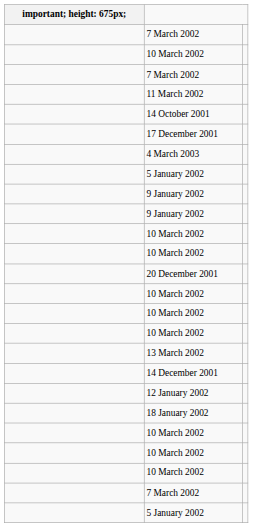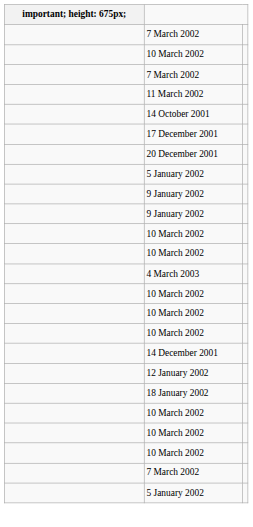rows swapped: (74, 274) <-> (74, 154)
- row: (74, 353)
